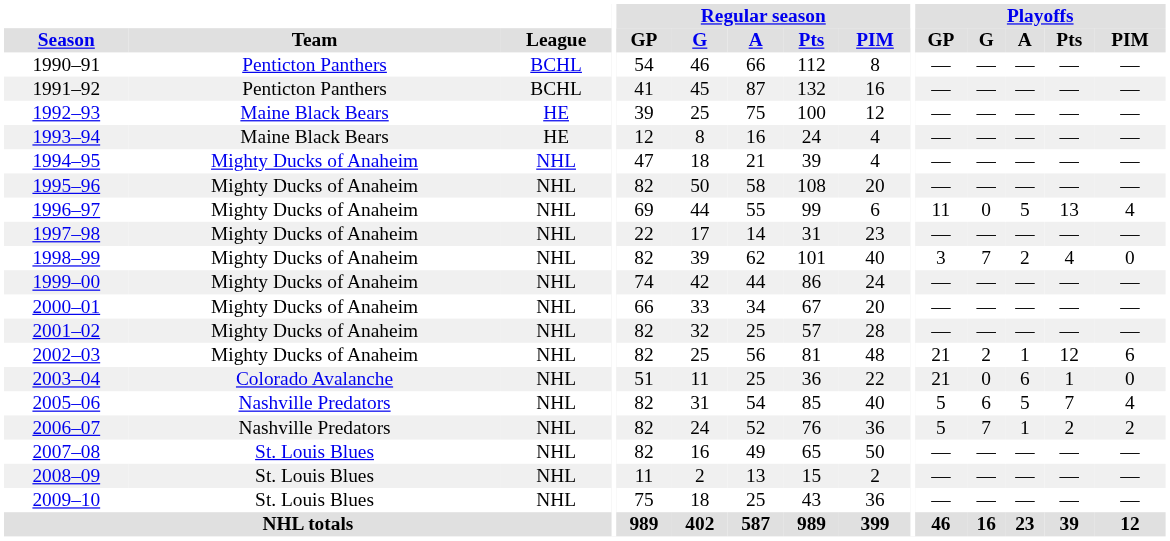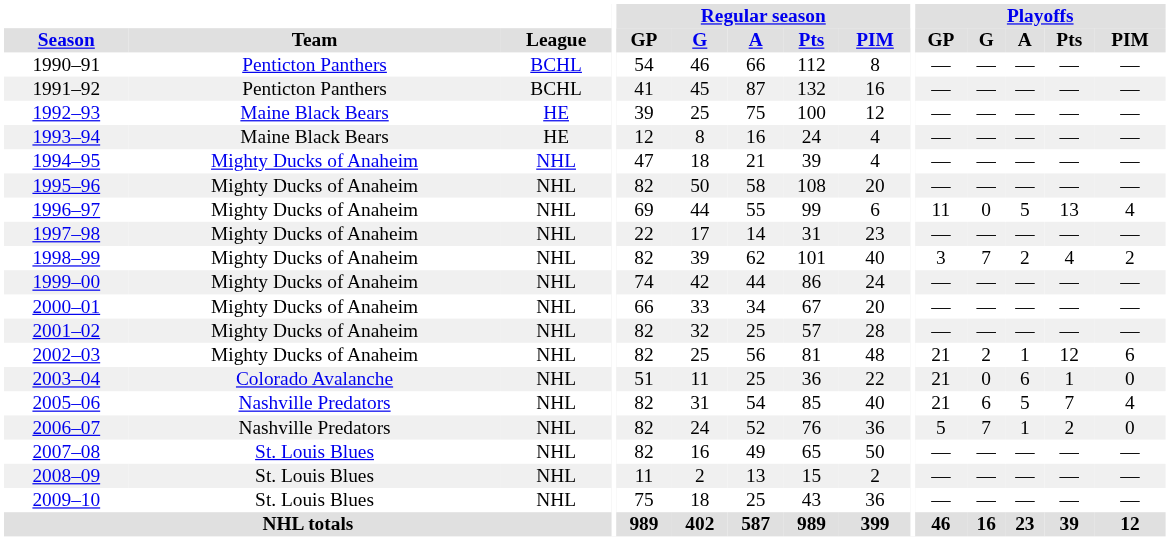(1130, 257) 0 -> (1130, 257) 2
(941, 403) 5 -> (941, 403) 21
(1130, 427) 2 -> (1130, 427) 0
